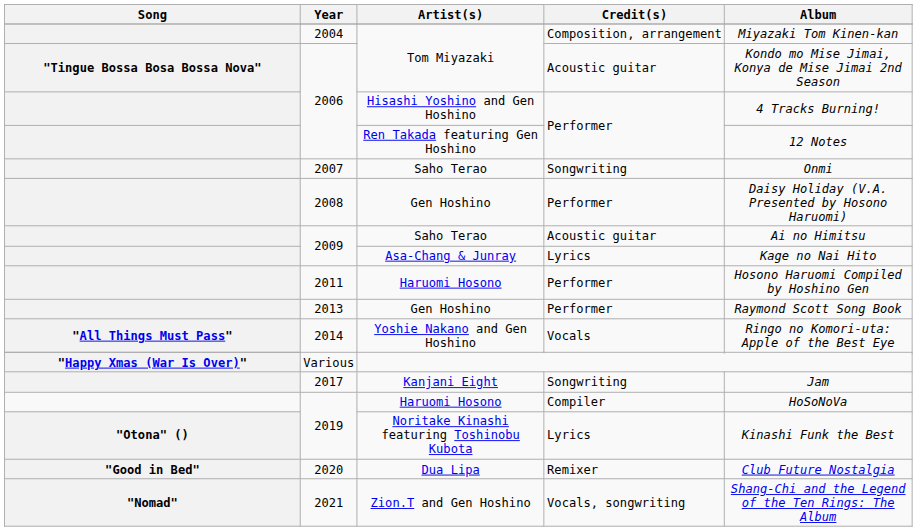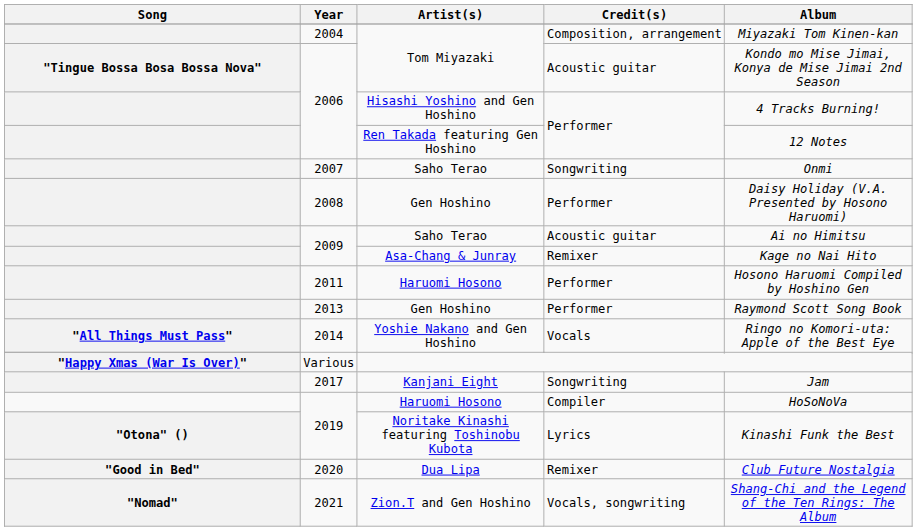(569, 256) Lyrics -> (573, 256) Remixer
